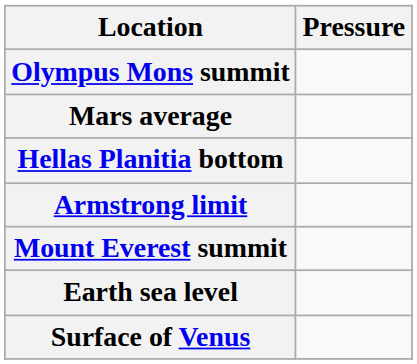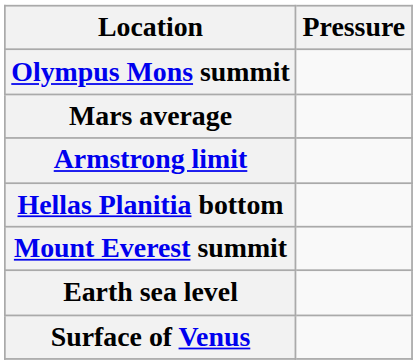rows swapped: (150, 159) <-> (151, 204)
